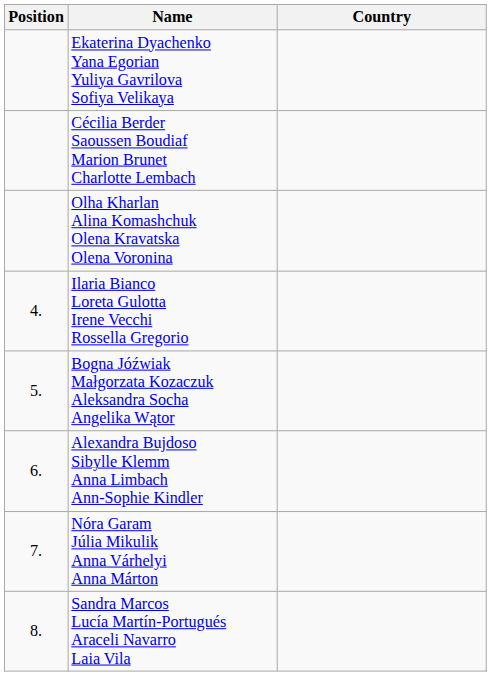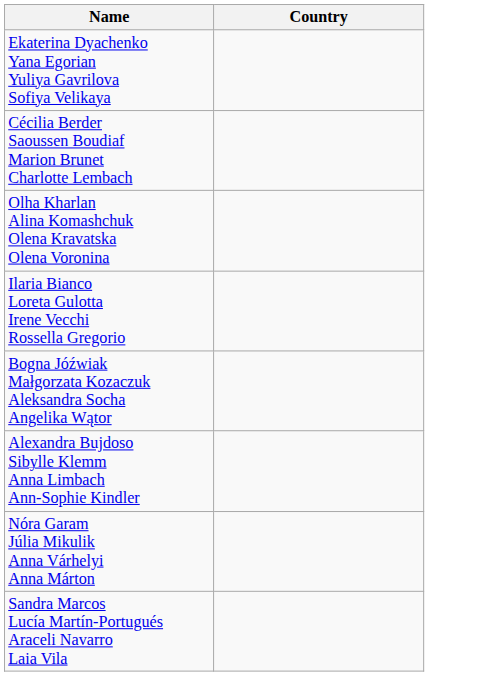- column: (36, 17)
